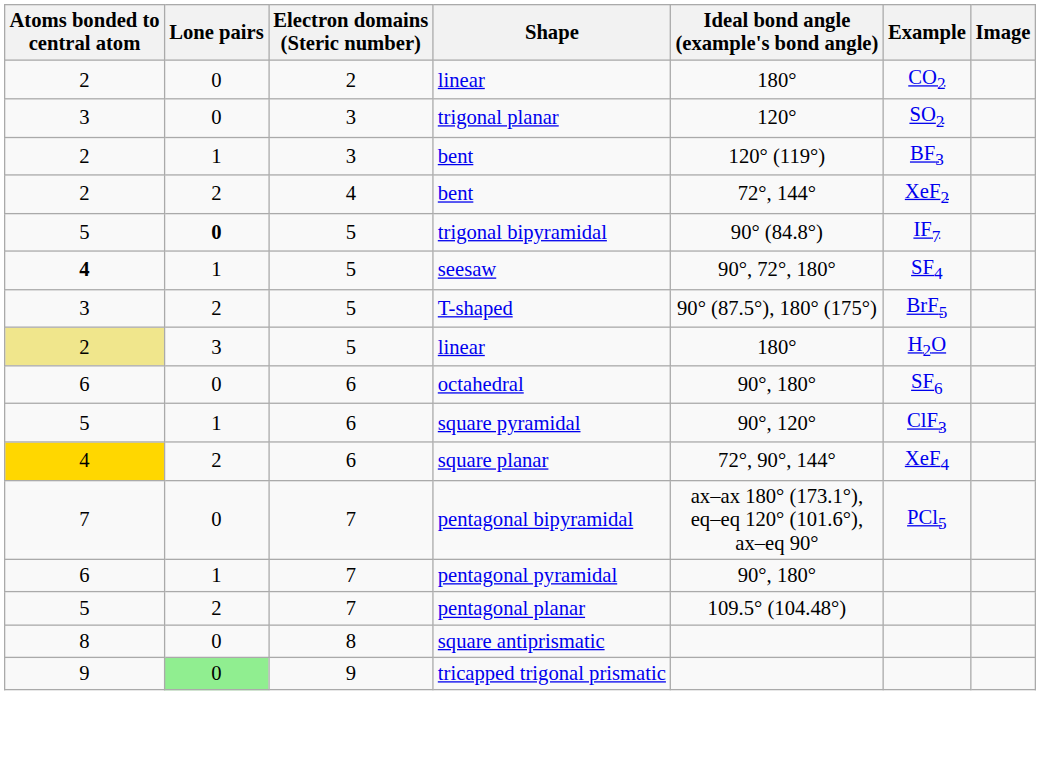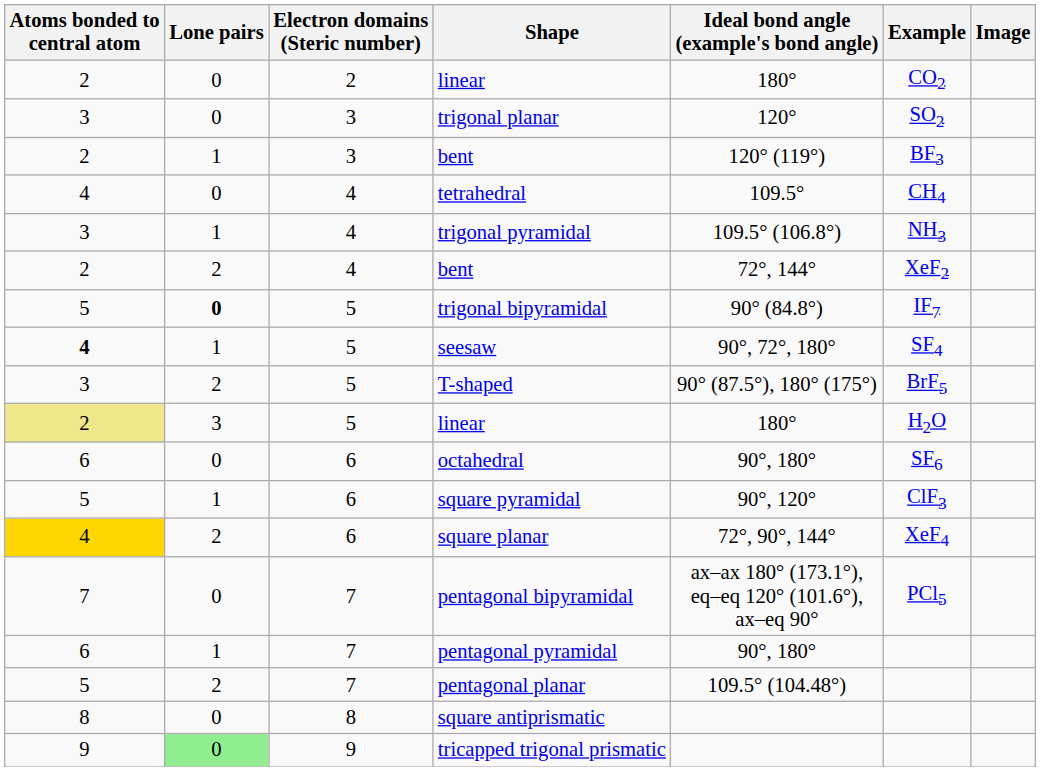+ row: (351, 193)
+ row: (351, 232)
